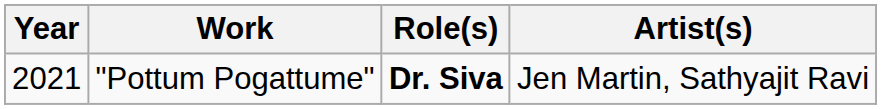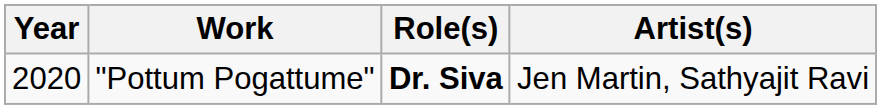(47, 78) 2021 -> (47, 78) 2020
